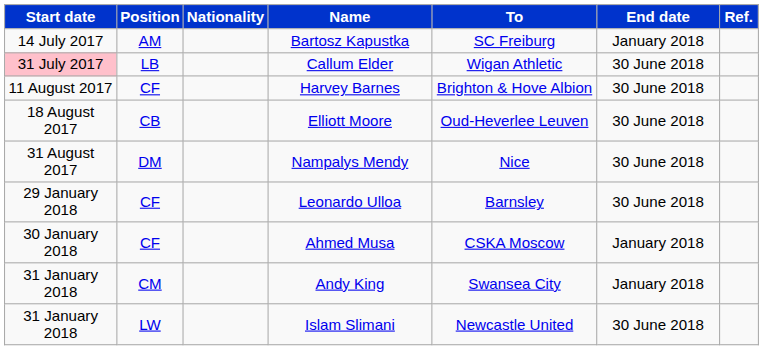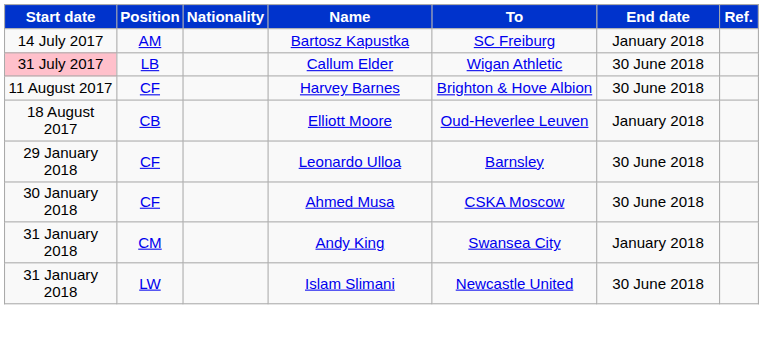(658, 121) 30 June 2018 -> (658, 121) January 2018
- row: (350, 161)
(658, 243) January 2018 -> (658, 202) 30 June 2018
